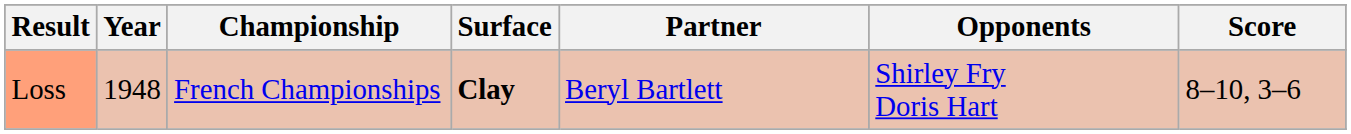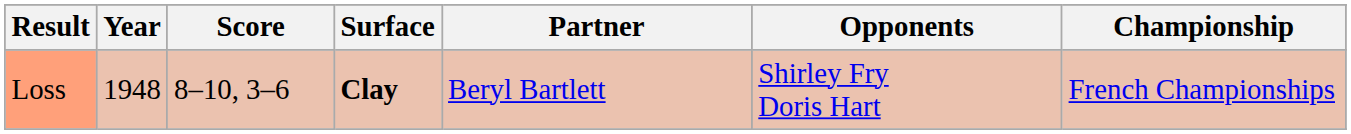columns swapped: (309, 27) <-> (1262, 27)
